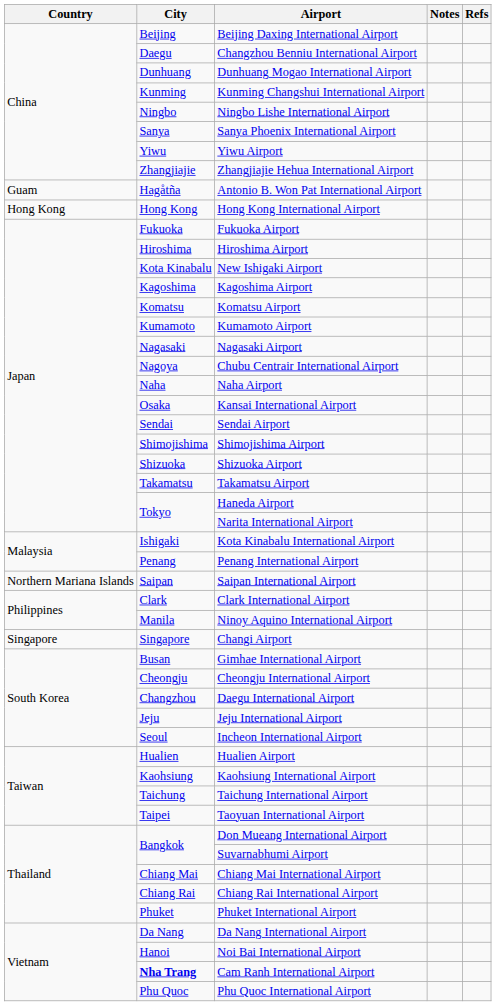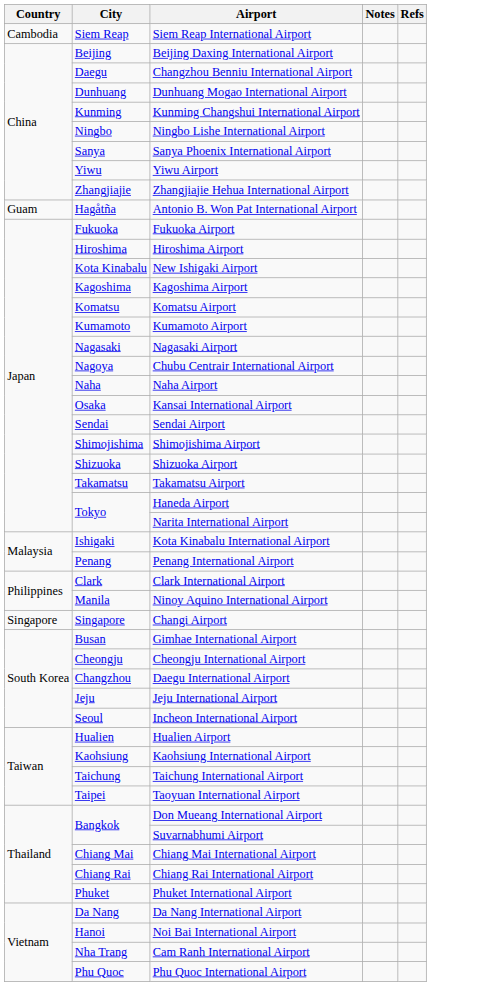+ row: (232, 33)
- row: (299, 209)
- row: (286, 580)
(168, 971) bold -> (101, 952) normal
